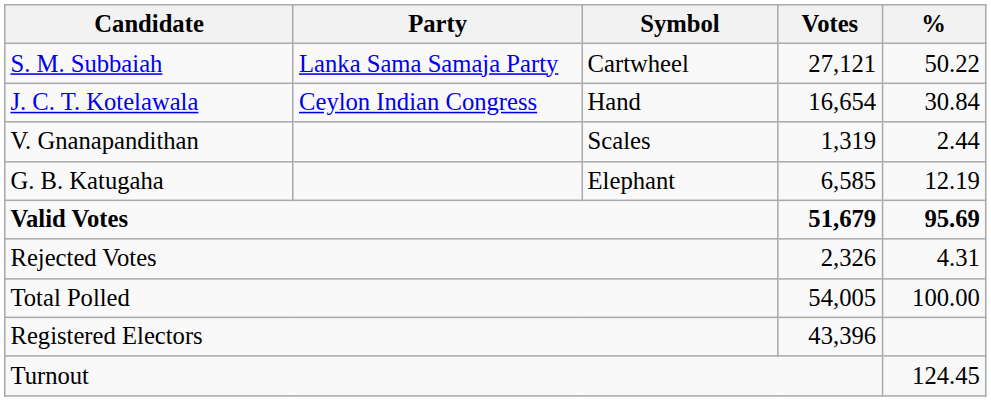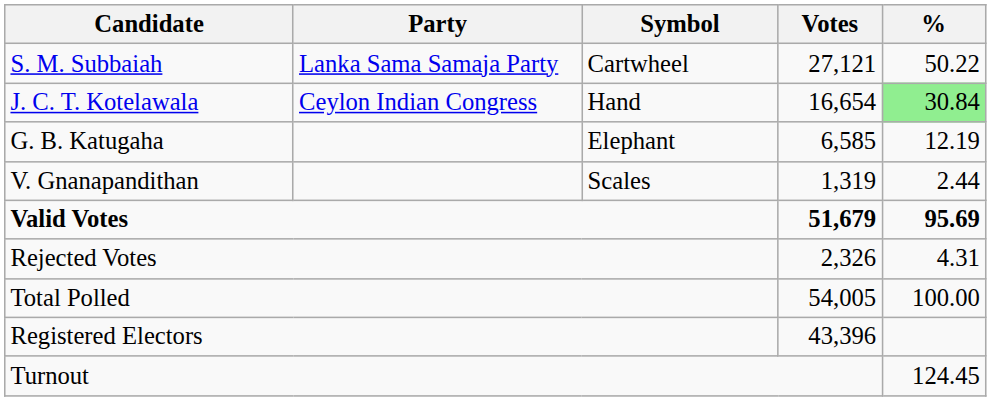(952, 102) no background -> (952, 102) lightgreen background
rows swapped: (87, 180) <-> (105, 141)
